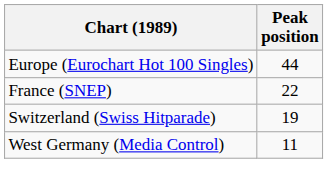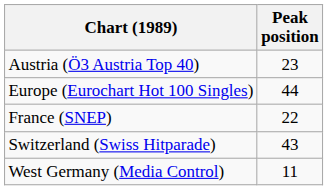+ row: (104, 63)
(290, 117) 19 -> (290, 144) 43
